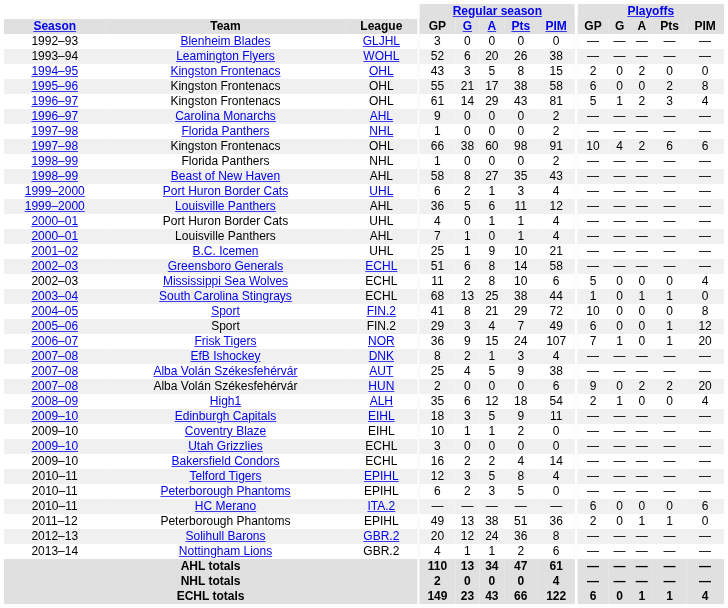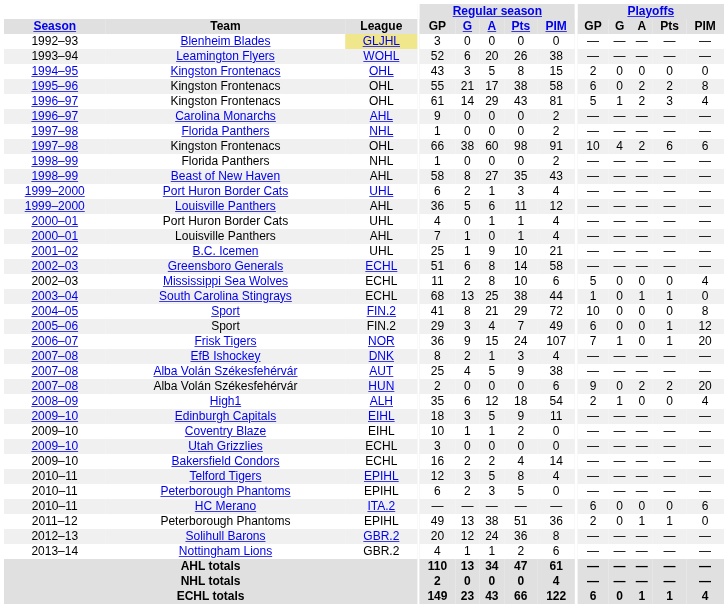(381, 41) no background -> (381, 41) khaki background
(642, 71) 2 -> (642, 71) 0
(642, 86) 0 -> (642, 86) 2
